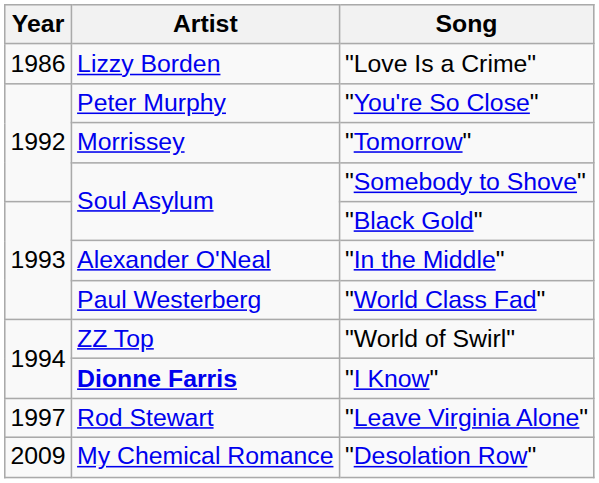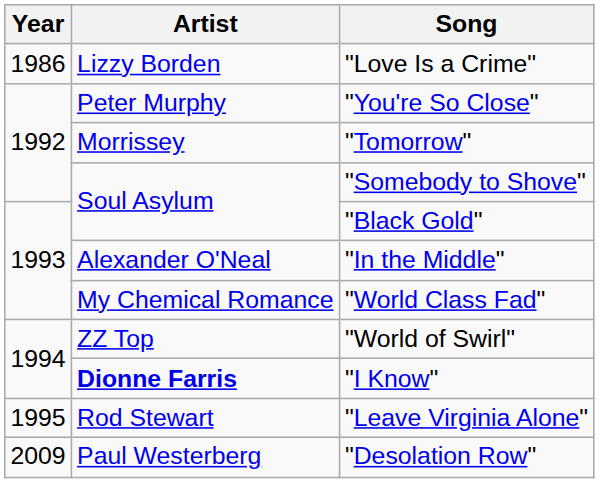(169, 299) Paul Westerberg -> (205, 299) My Chemical Romance
(38, 417) 1997 -> (38, 417) 1995
(205, 456) My Chemical Romance -> (169, 456) Paul Westerberg
